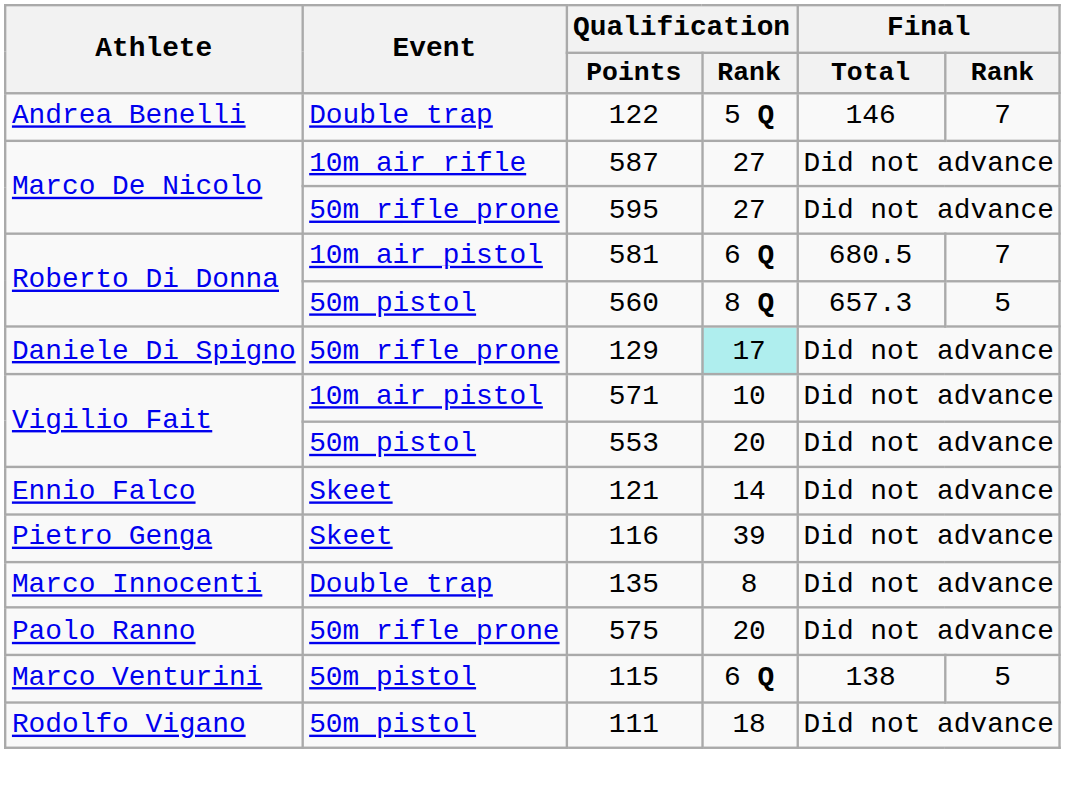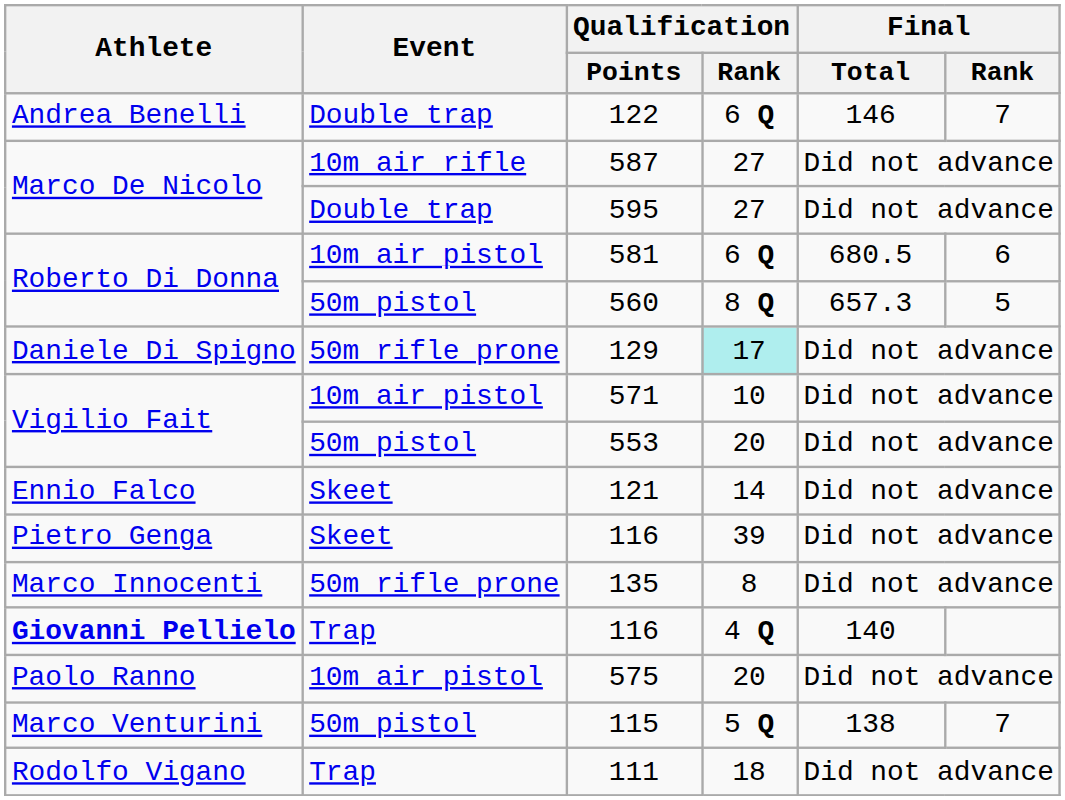(749, 117) 5 Q -> (749, 117) 6 Q
(434, 210) 50m rifle prone -> (401, 210) Double trap
(1003, 257) 7 -> (1003, 257) 6
(401, 584) Double trap -> (434, 584) 50m rifle prone
+ row: (154, 631)
(434, 631) 50m rifle prone -> (426, 678) 10m air pistol
(749, 678) 6 Q -> (749, 725) 5 Q
(1003, 678) 5 -> (1003, 725) 7
(393, 725) 50m pistol -> (343, 771) Trap
